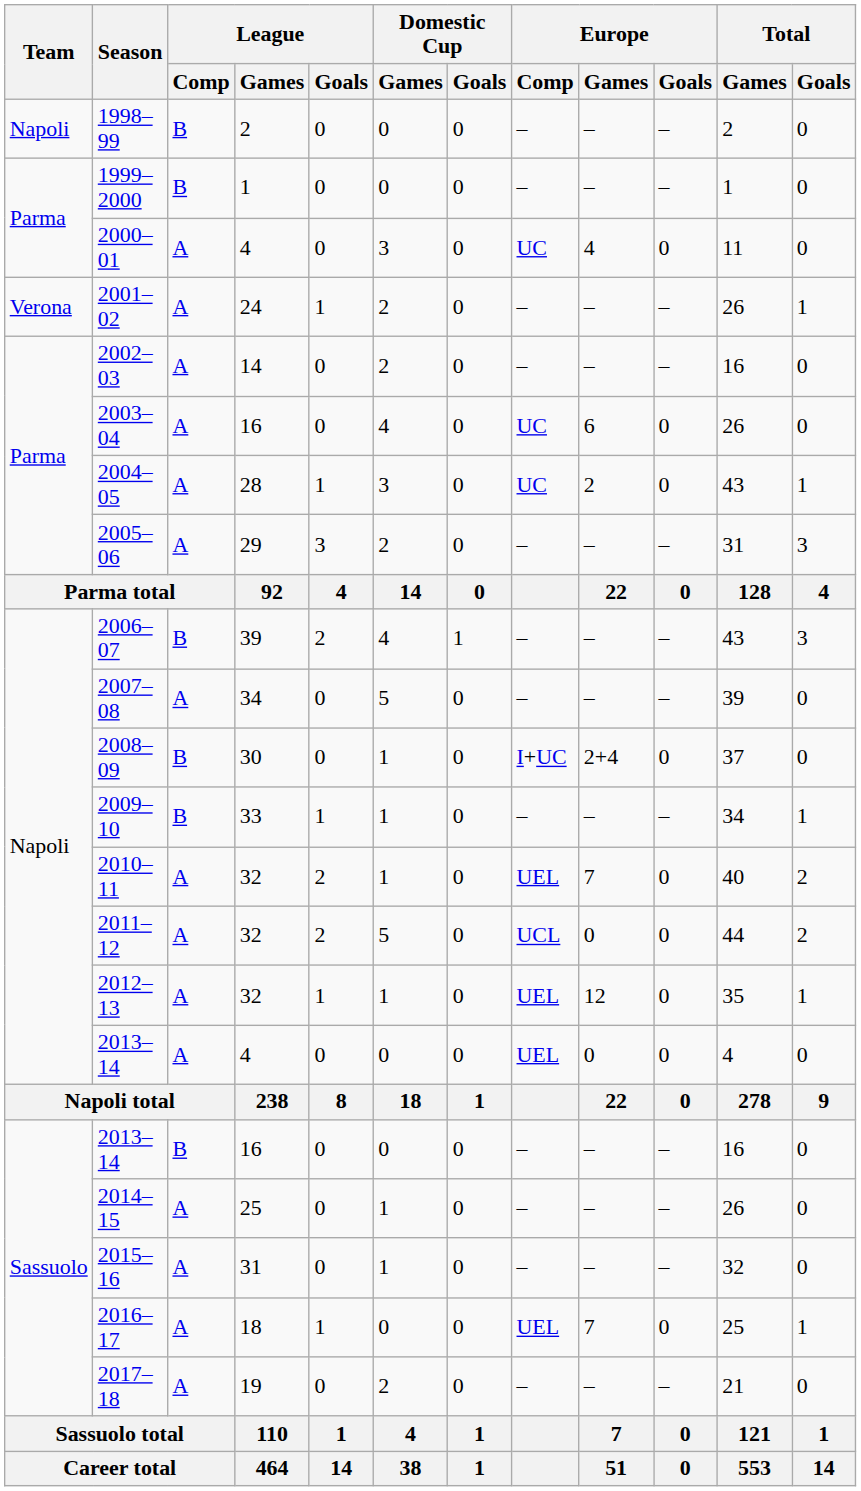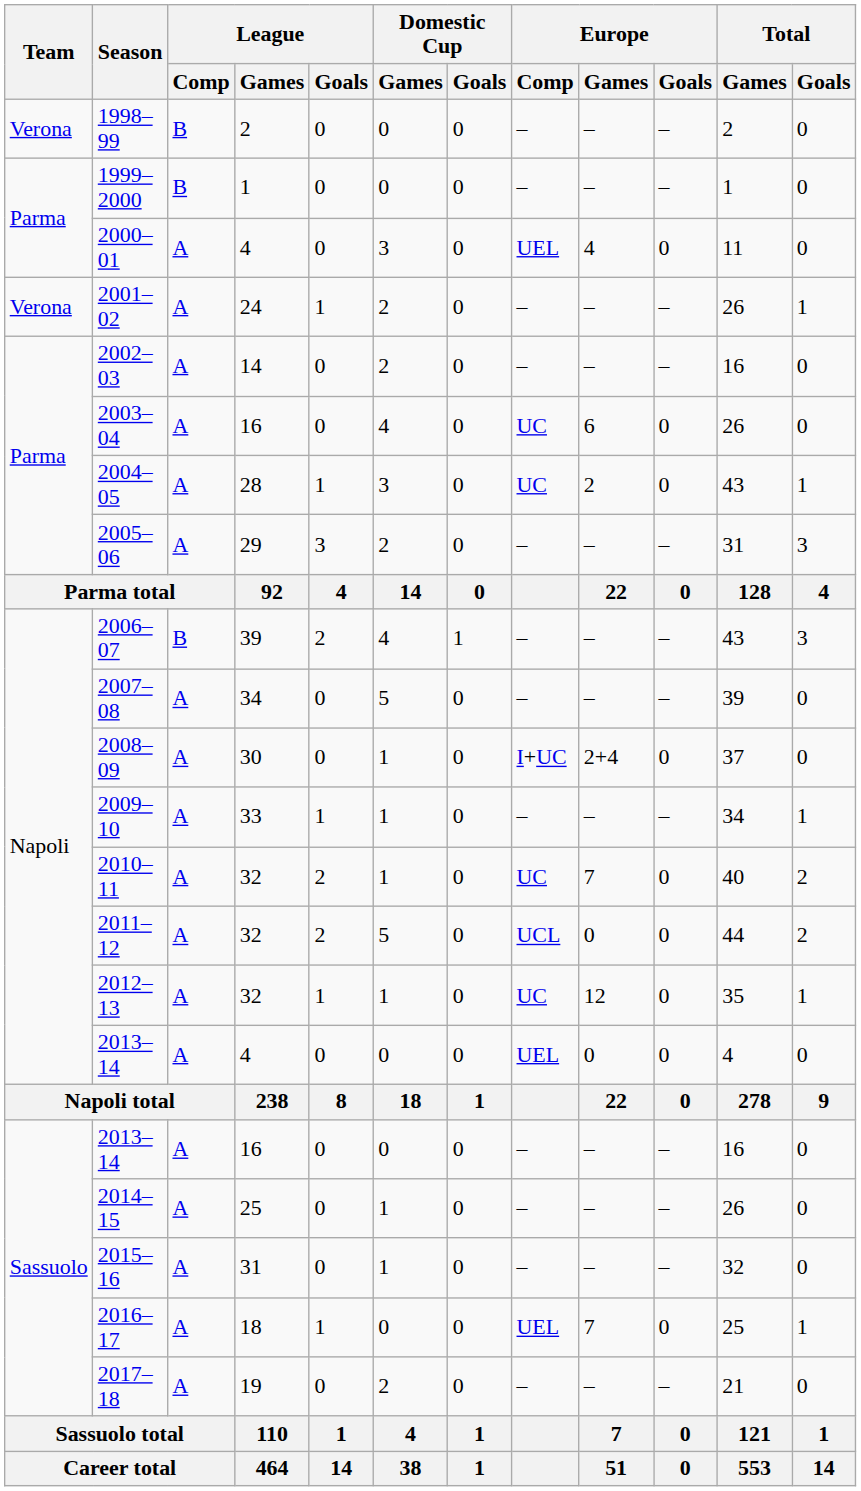(40, 128) Napoli -> (41, 128) Verona
(532, 247) UC -> (538, 247) UEL
(180, 757) B -> (180, 757) A
(180, 816) B -> (180, 816) A
(538, 876) UEL -> (532, 876) UC
(538, 995) UEL -> (532, 995) UC
(180, 1148) B -> (180, 1148) A
